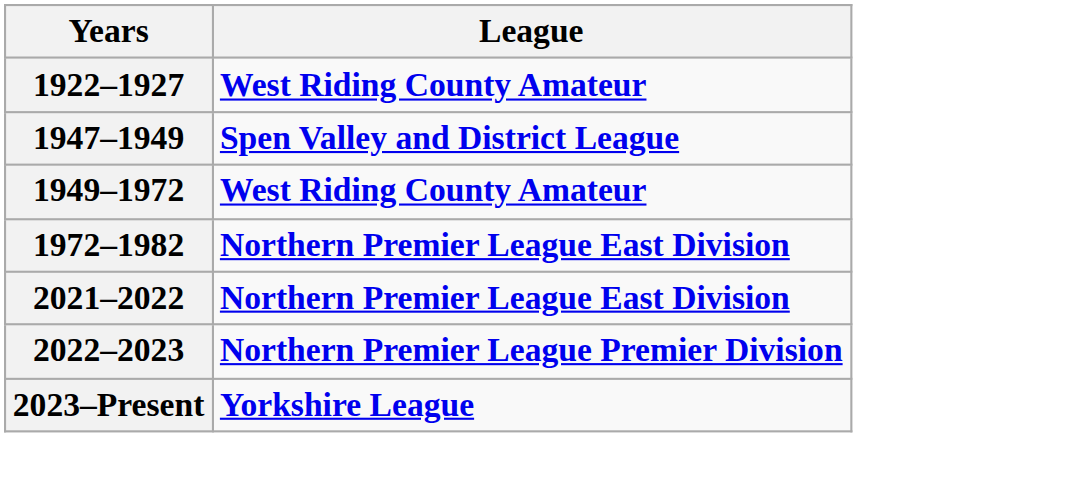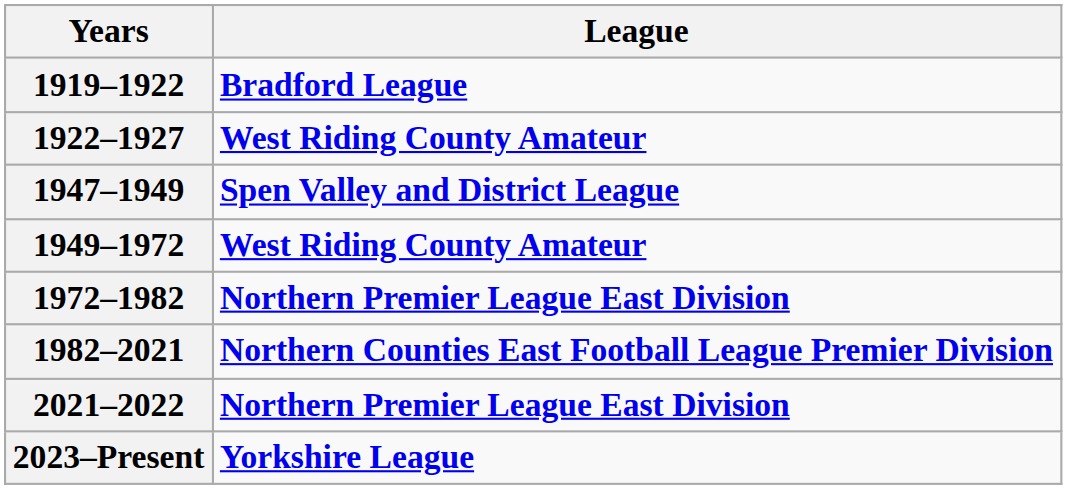+ row: (109, 84)
+ row: (109, 350)
- row: (109, 350)
